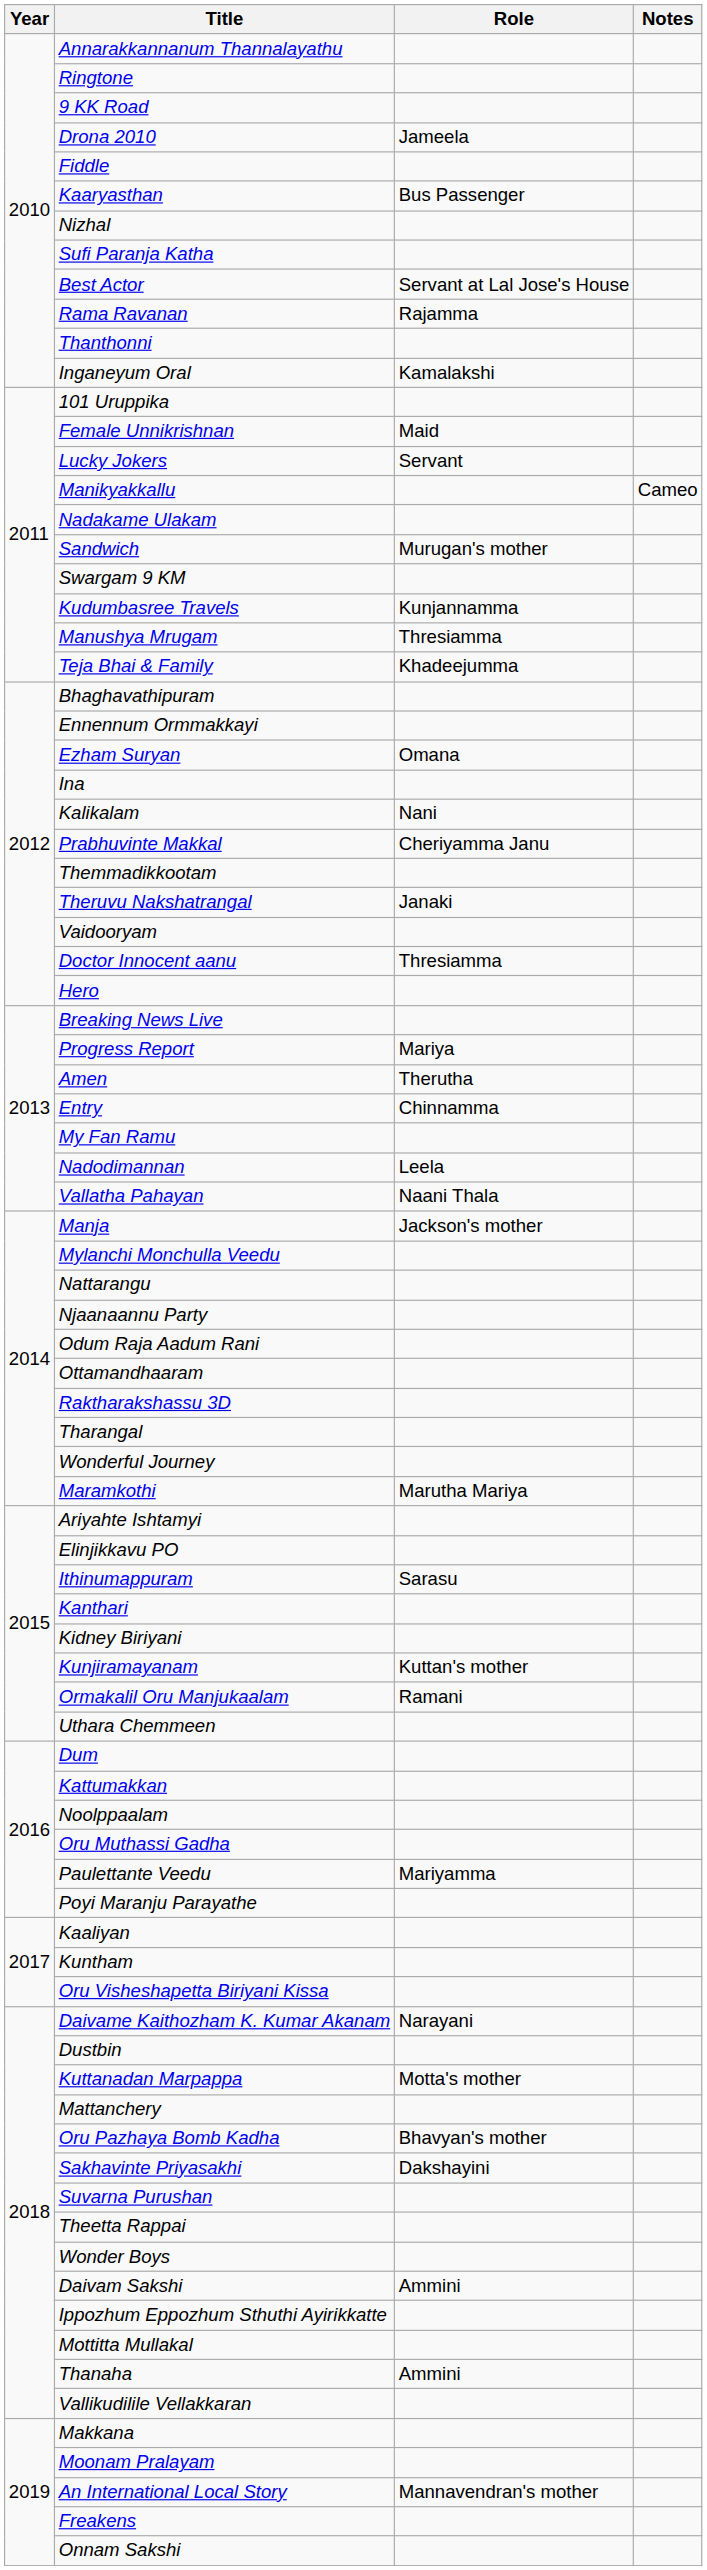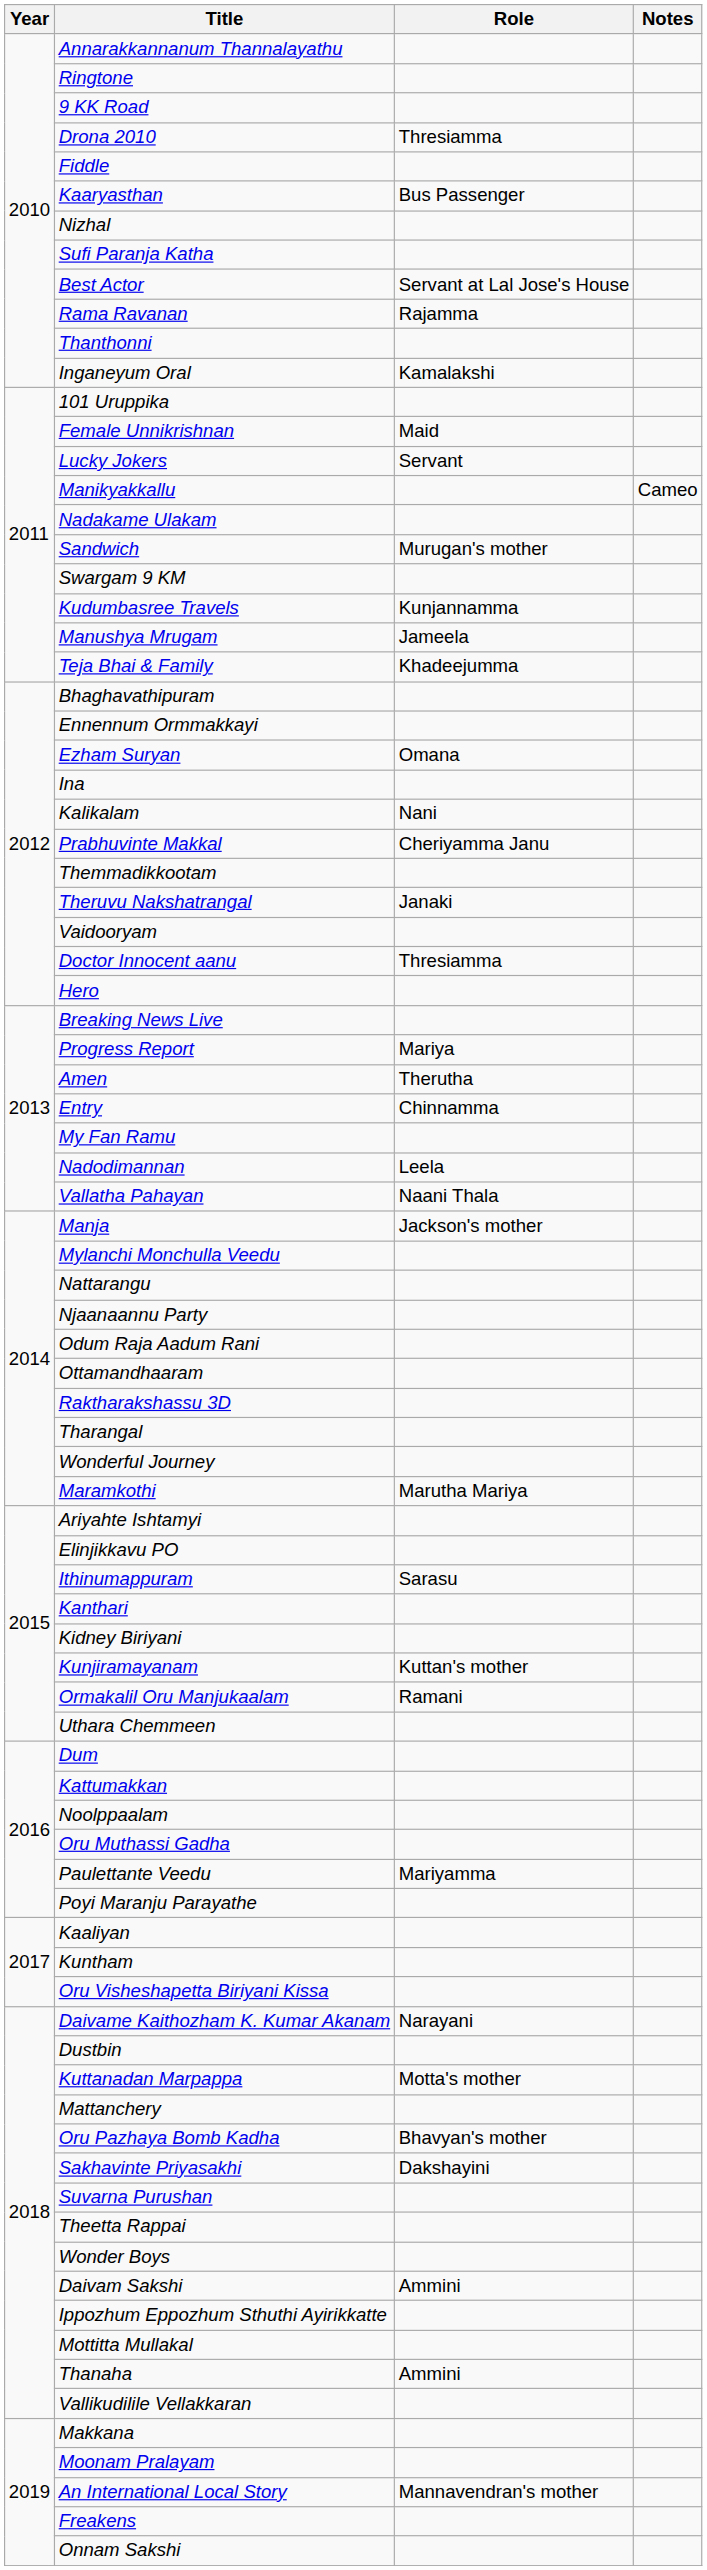(434, 136) Jameela -> (450, 136) Thresiamma
(450, 637) Thresiamma -> (434, 637) Jameela
